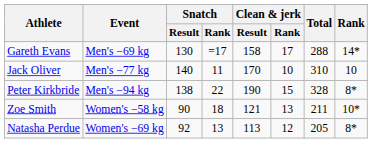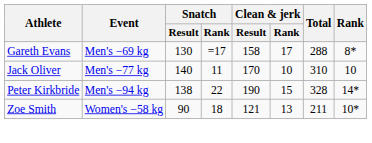(351, 51) 14* -> (350, 51) 8*
(351, 90) 8* -> (350, 90) 14*
- row: (44, 128)
